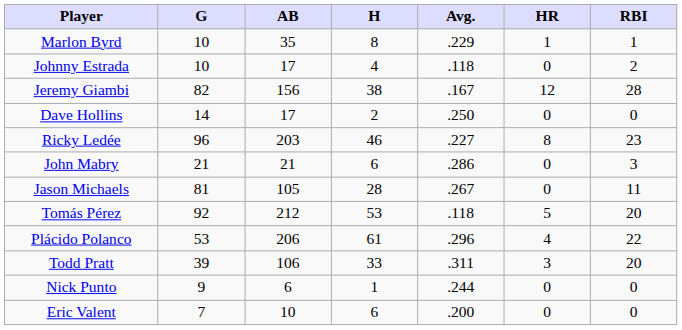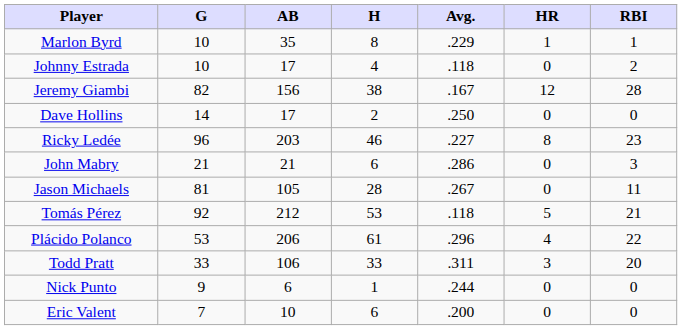(634, 213) 20 -> (634, 213) 21
(201, 262) 39 -> (201, 262) 33
